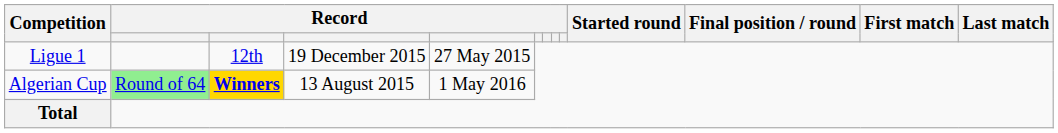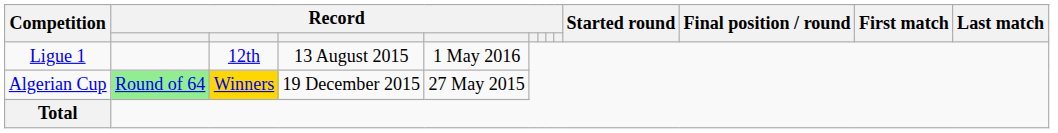(357, 55) 19 December 2015 -> (351, 55) 13 August 2015
(482, 55) 27 May 2015 -> (477, 55) 1 May 2016
(247, 84) bold -> (244, 84) normal
(357, 84) 13 August 2015 -> (351, 84) 19 December 2015
(482, 84) 1 May 2016 -> (477, 84) 27 May 2015
